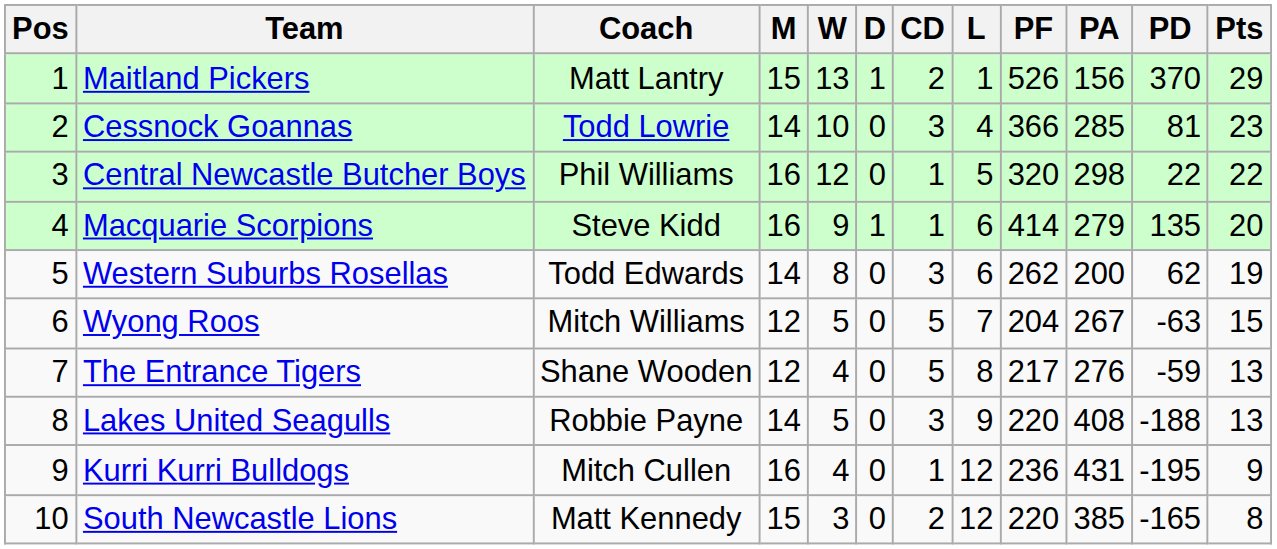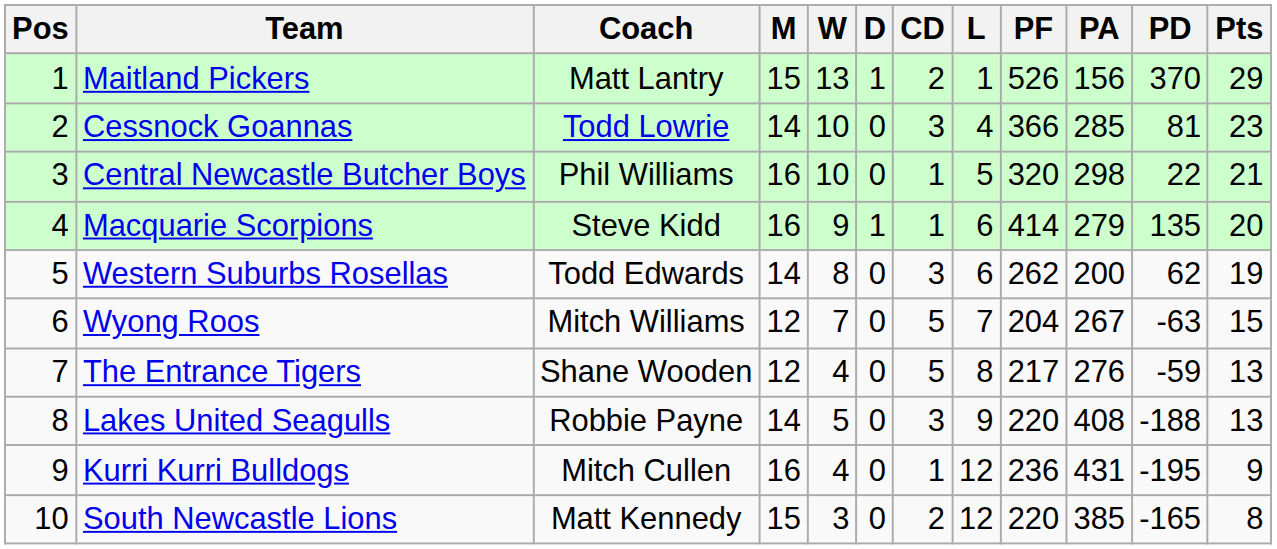(832, 175) 12 -> (832, 175) 10
(1246, 175) 22 -> (1246, 175) 21
(841, 322) 5 -> (841, 322) 7
